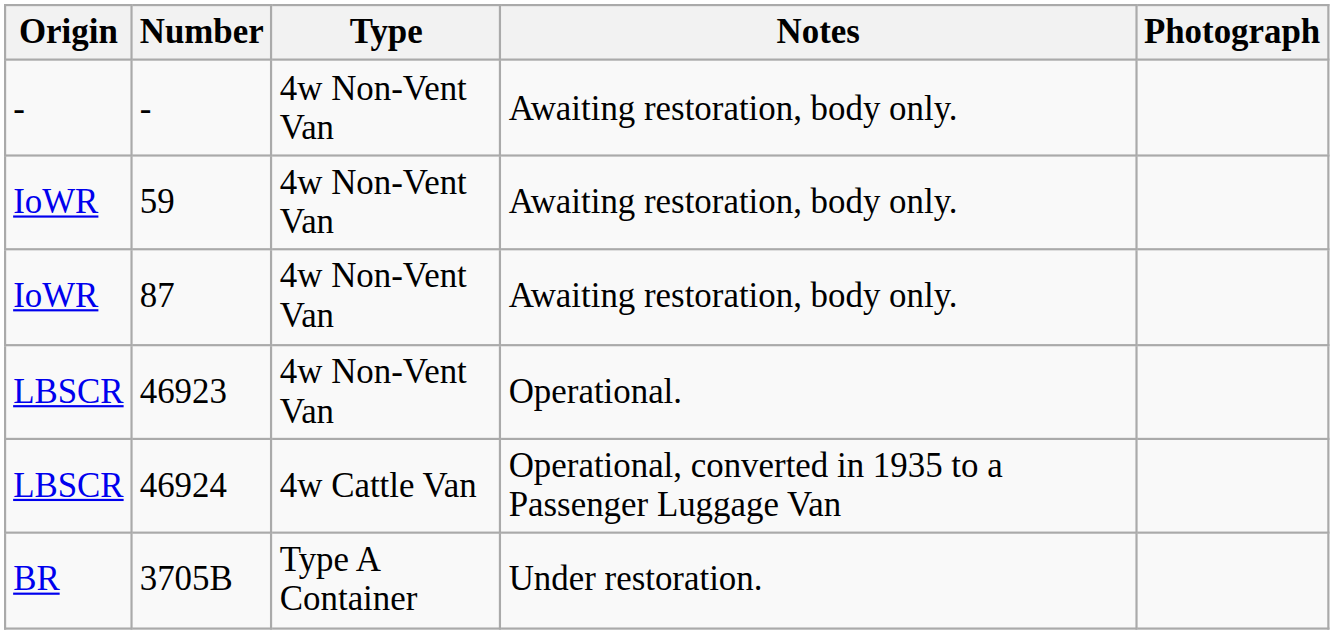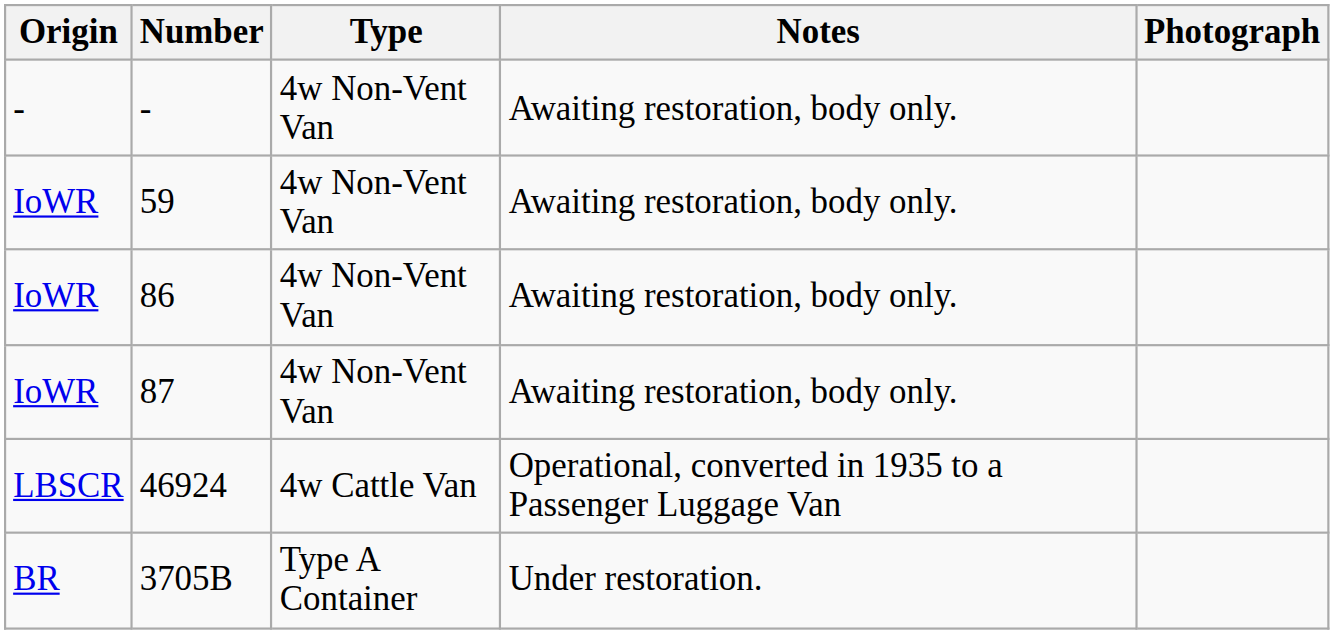+ row: (157, 296)
- row: (183, 390)
